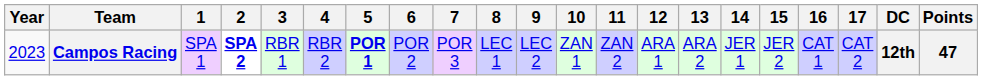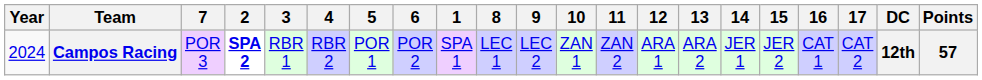columns swapped: (201, 17) <-> (455, 17)
(27, 52) 2023 -> (27, 52) 2024
(368, 52) bold -> (372, 52) normal
(948, 52) 47 -> (948, 52) 57
